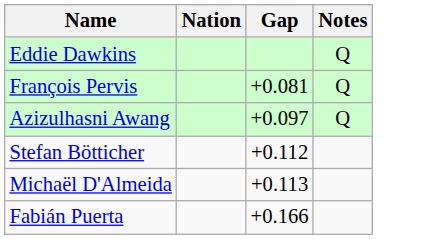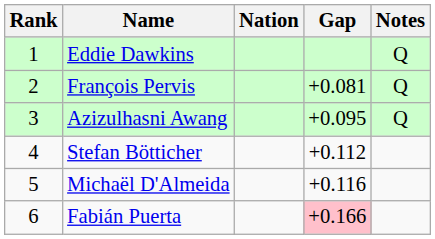+ column: (33, 20)
(280, 119) +0.097 -> (337, 119) +0.095
(280, 184) +0.113 -> (337, 184) +0.116
(280, 217) no background -> (337, 217) pink background
